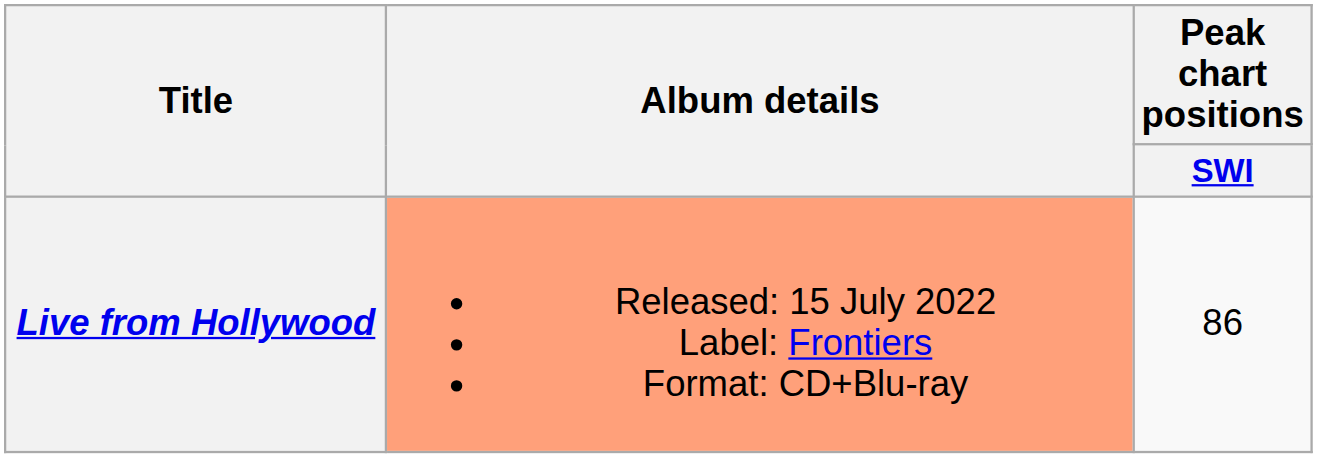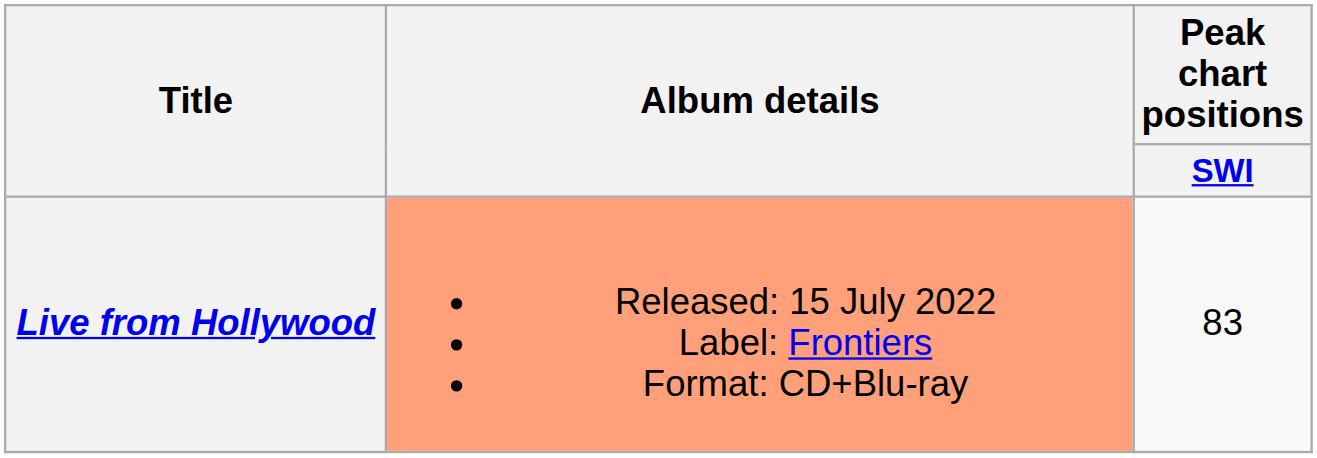(1223, 323) 86 -> (1223, 323) 83
